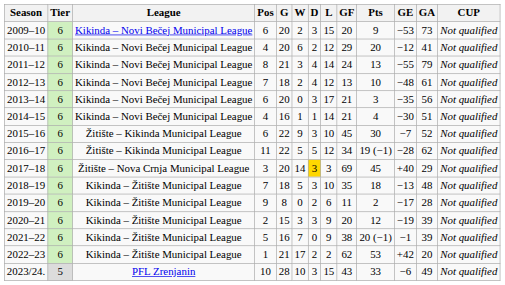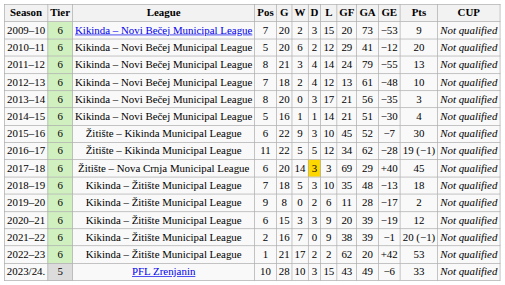columns swapped: (427, 13) <-> (376, 13)
(266, 30) 6 -> (266, 30) 7
(266, 47) 4 -> (266, 47) 5
(266, 99) 6 -> (266, 99) 8
(266, 116) 4 -> (266, 116) 5
(266, 168) 3 -> (266, 168) 6
(266, 220) 2 -> (266, 220) 6
(266, 237) 5 -> (266, 237) 2
